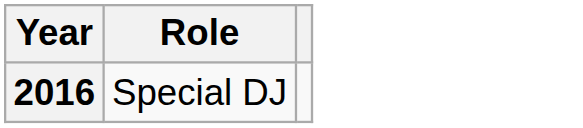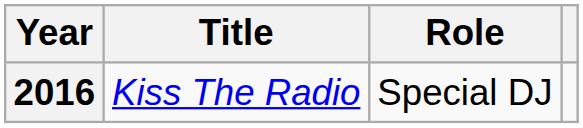+ column: (236, 33)
